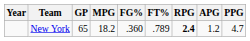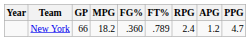(83, 28) 65 -> (83, 28) 66
(189, 28) bold -> (189, 28) normal
